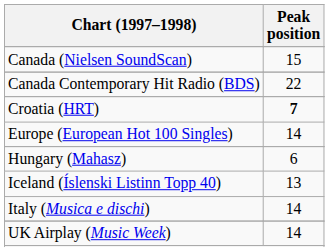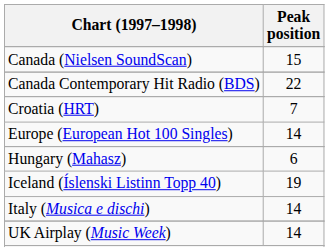(294, 109) bold -> (294, 109) normal
(294, 183) 13 -> (294, 183) 19
